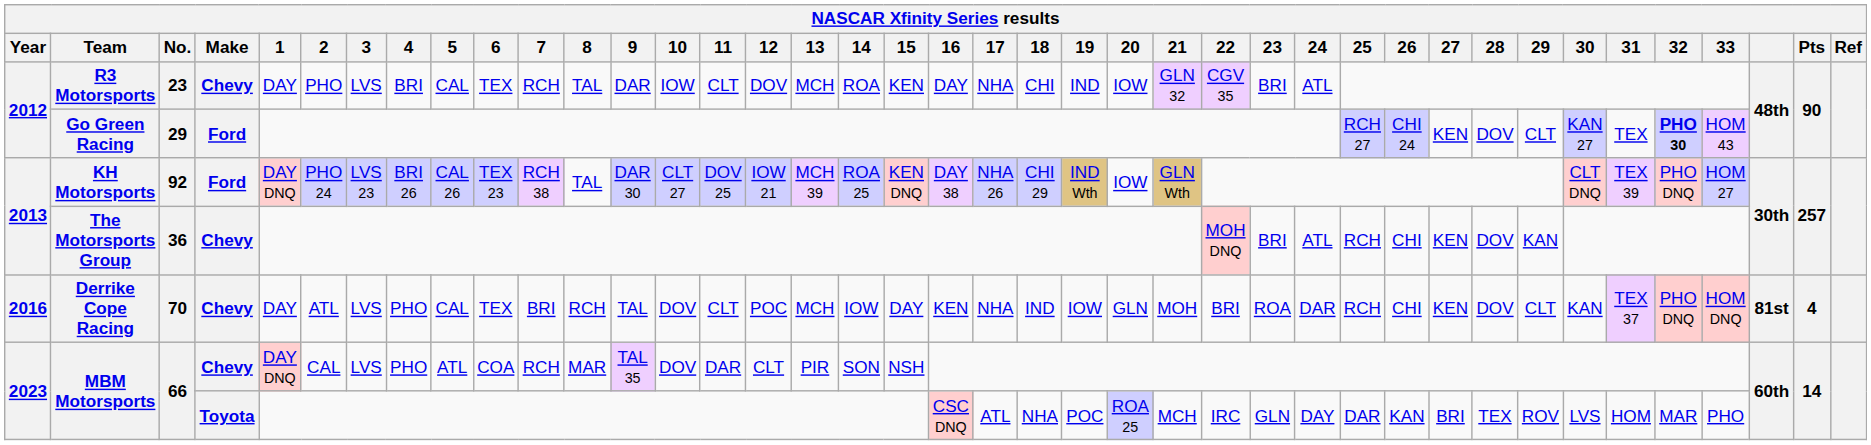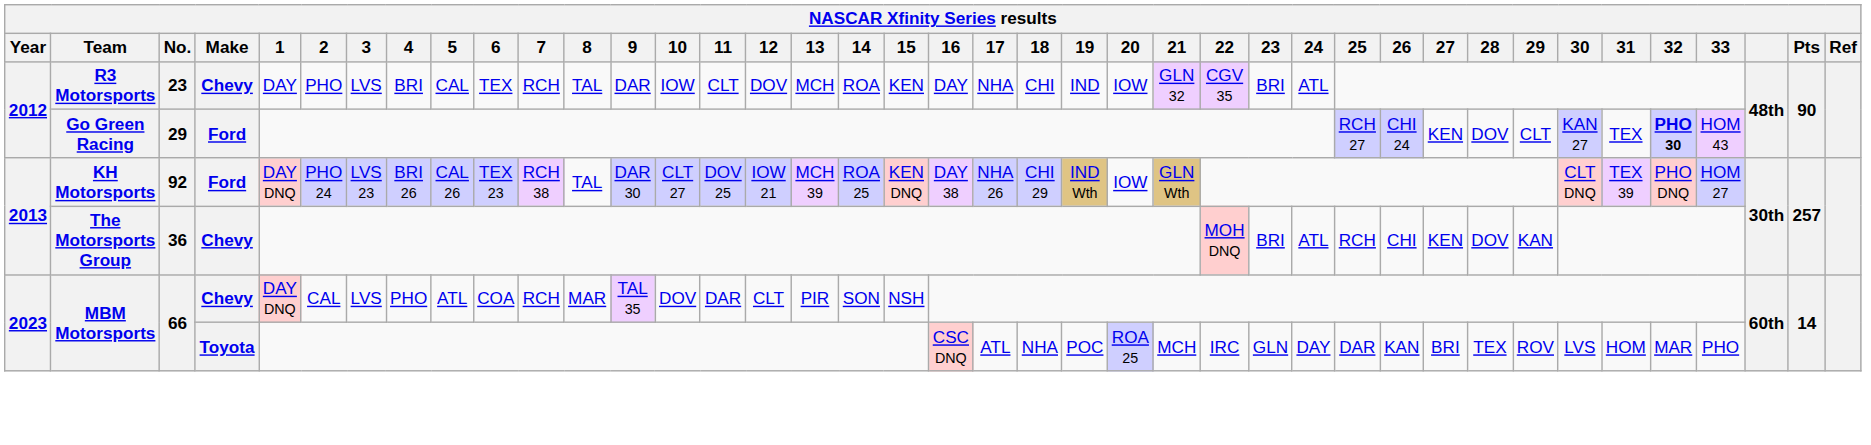- row: (105, 309)
